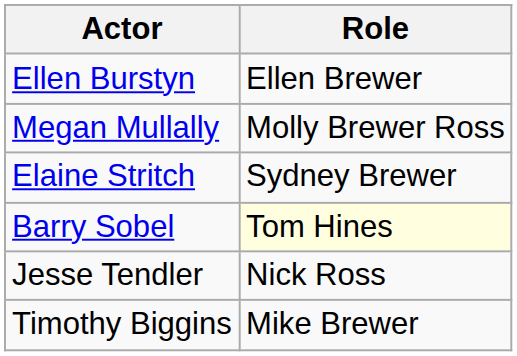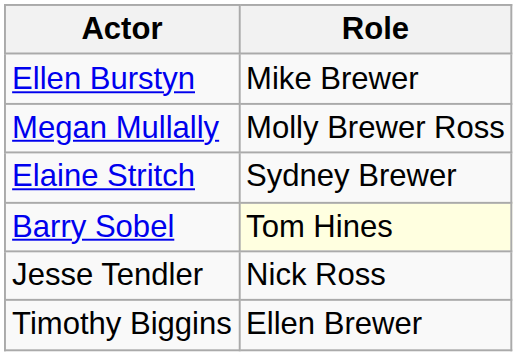(334, 78) Ellen Brewer -> (332, 78) Mike Brewer
(332, 324) Mike Brewer -> (334, 324) Ellen Brewer
